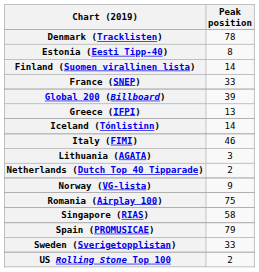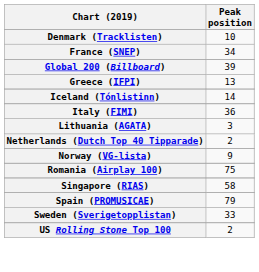(230, 37) 78 -> (230, 37) 10
- row: (105, 52)
- row: (105, 67)
(230, 82) 33 -> (230, 52) 34
(230, 141) 46 -> (230, 111) 36
